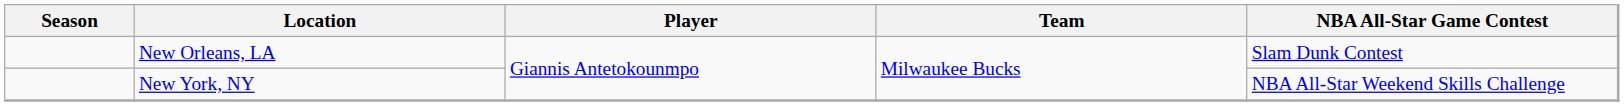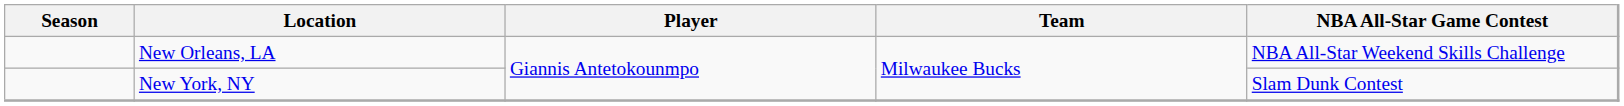(1327, 52) Slam Dunk Contest -> (1408, 52) NBA All-Star Weekend Skills Challenge
(1408, 84) NBA All-Star Weekend Skills Challenge -> (1327, 84) Slam Dunk Contest
